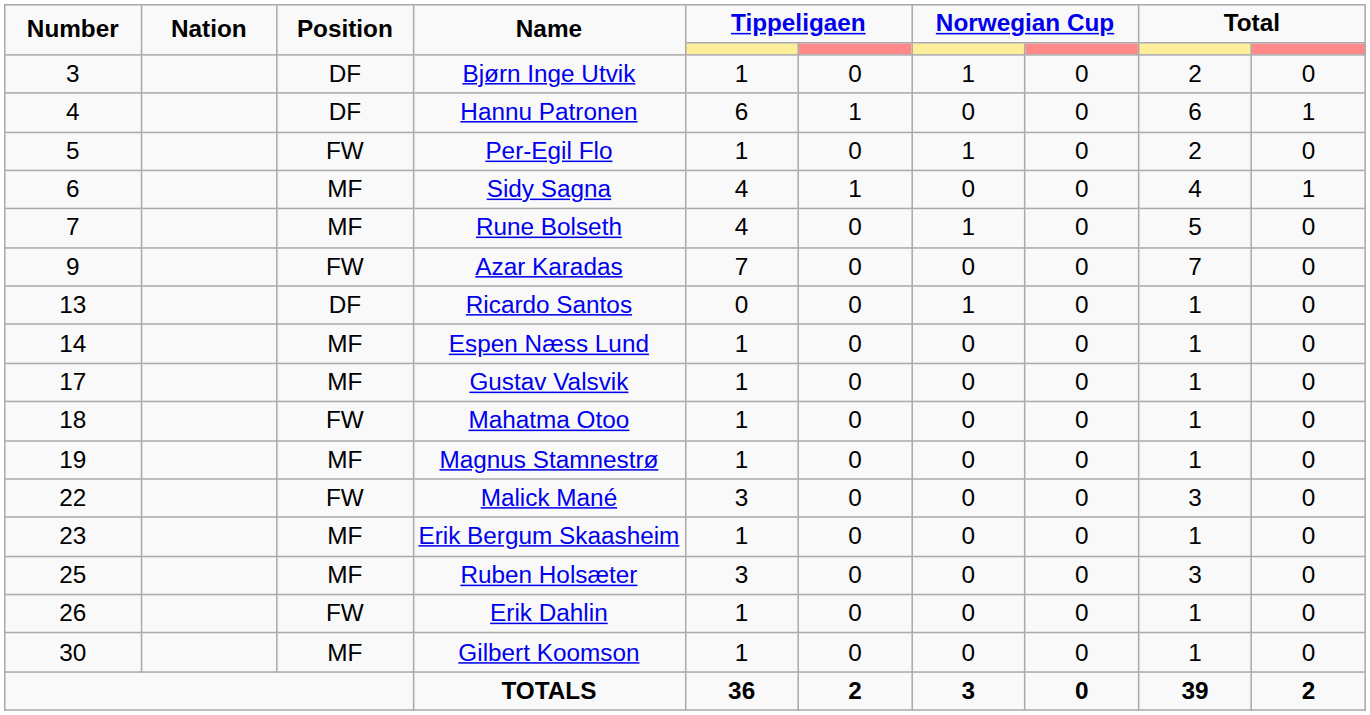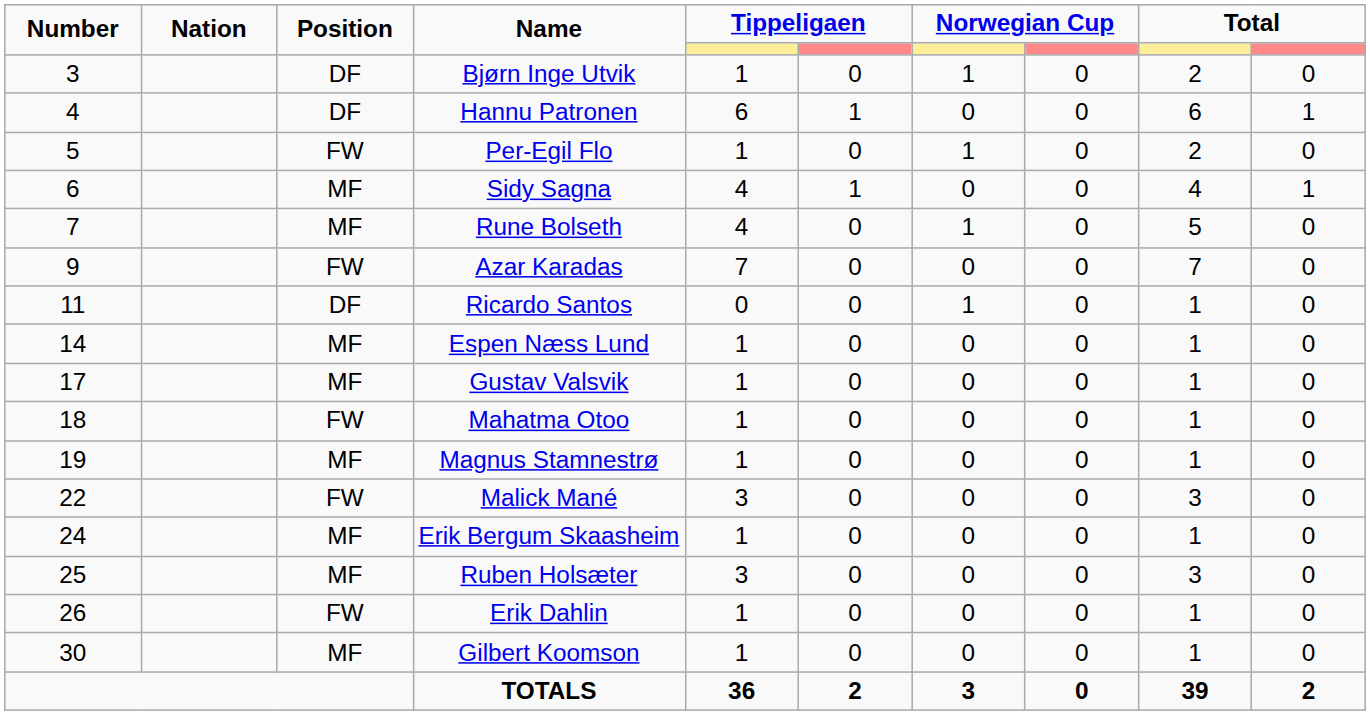(73, 304) 13 -> (73, 304) 11
(73, 536) 23 -> (73, 536) 24
